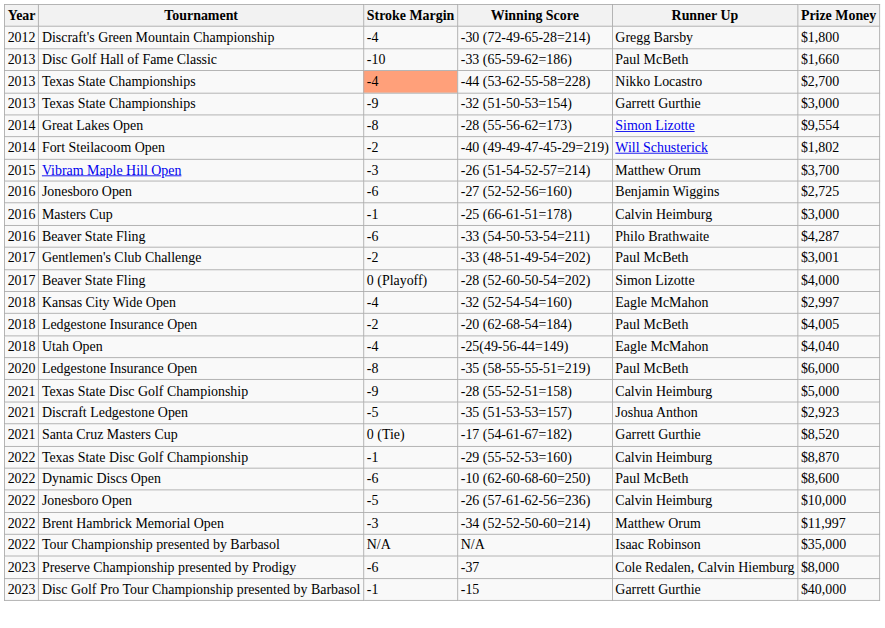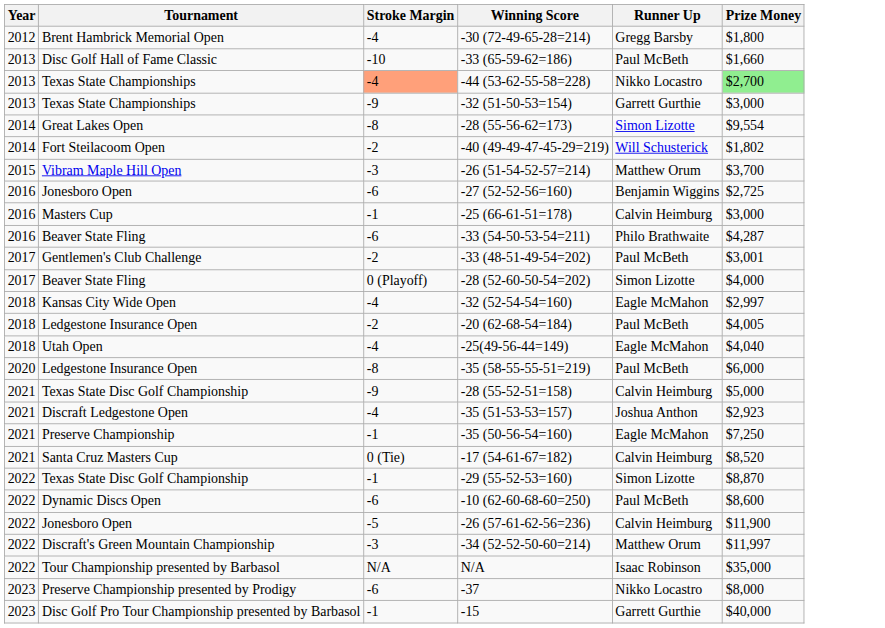(158, 37) Discraft's Green Mountain Championship -> (133, 37) Brent Hambrick Memorial Open
(820, 81) no background -> (745, 81) lightgreen background
(373, 412) -5 -> (373, 412) -4
+ row: (516, 434)
(658, 434) Garrett Gurthie -> (664, 457) Calvin Heimburg
(664, 457) Calvin Heimburg -> (655, 479) Simon Lizotte
(824, 501) $10,000 -> (748, 523) $11,900
(133, 523) Brent Hambrick Memorial Open -> (158, 545) Discraft's Green Mountain Championship
(705, 567) Cole Redalen, Calvin Hiemburg -> (659, 589) Nikko Locastro
